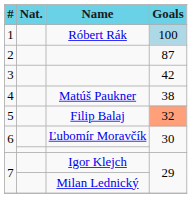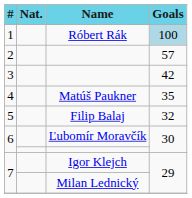(168, 55) 87 -> (168, 55) 57
(168, 95) 38 -> (168, 95) 35
(168, 116) lightsalmon background -> (168, 116) no background
